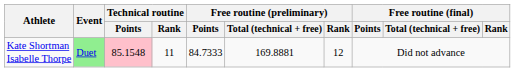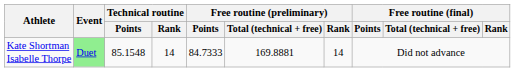(128, 52) pink background -> (128, 52) no background
(169, 52) 11 -> (169, 52) 14
(338, 52) 12 -> (338, 52) 14
